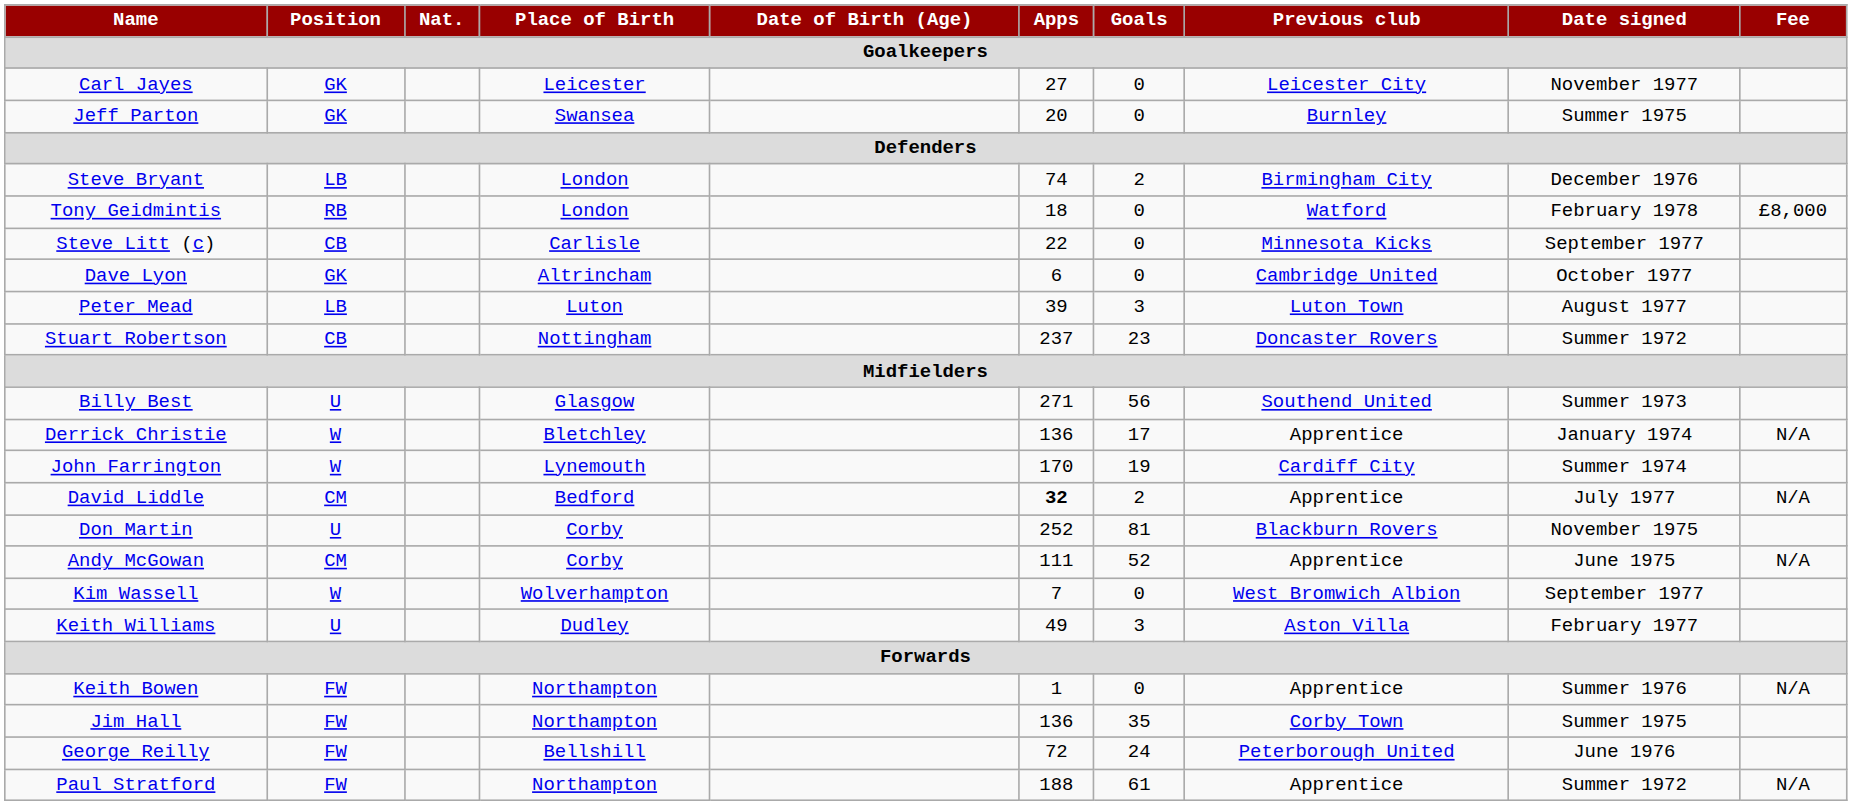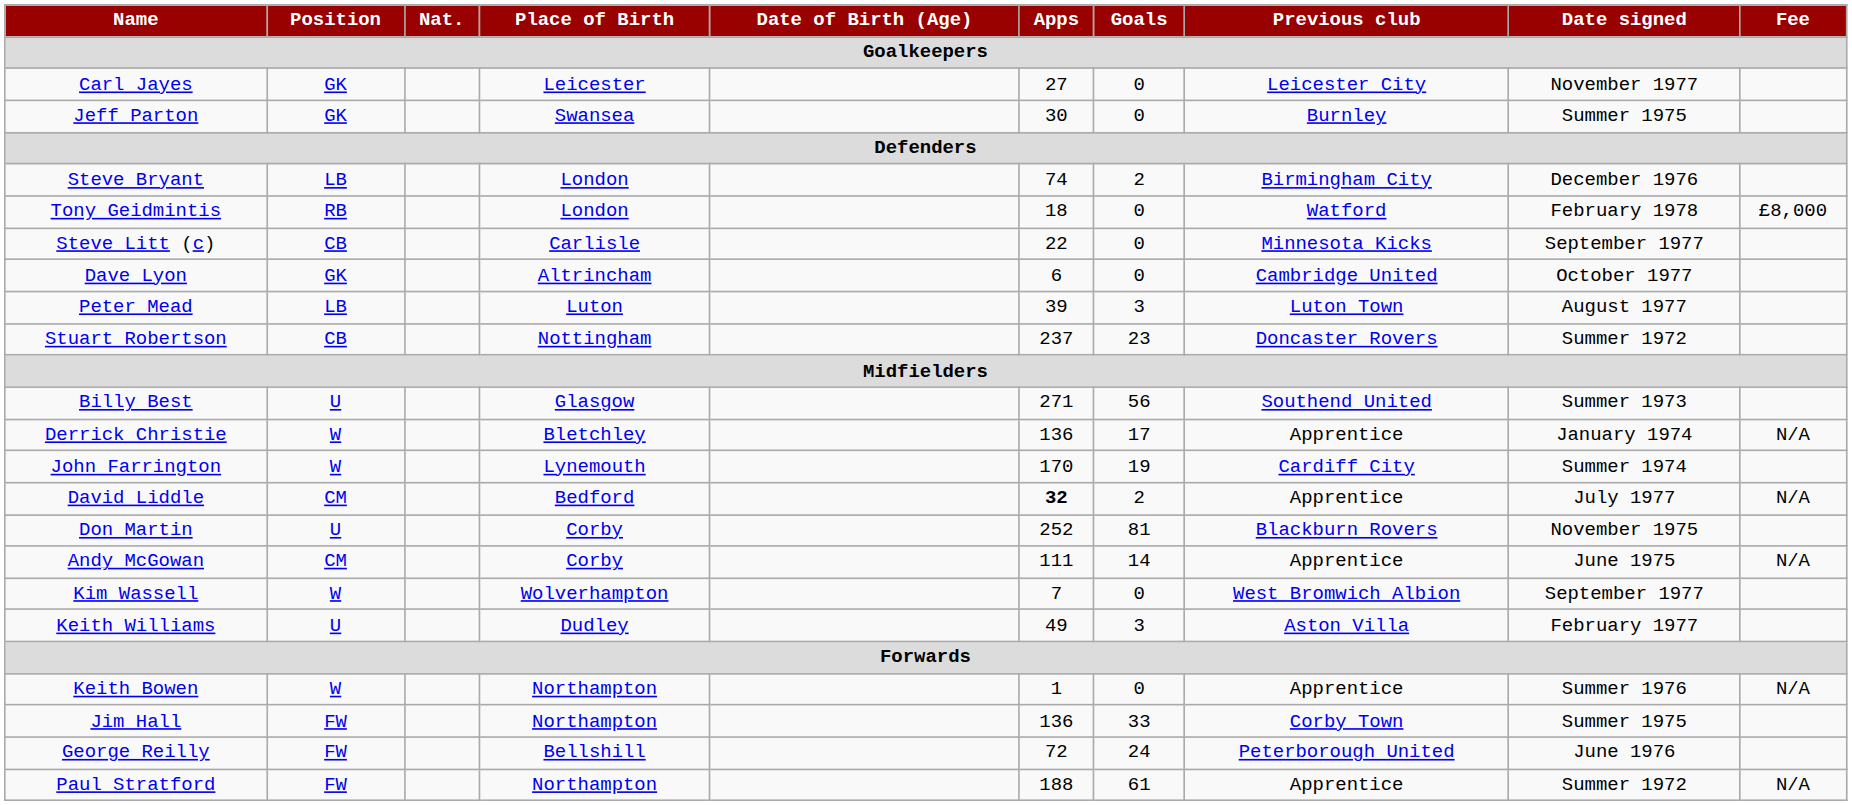(1056, 116) 20 -> (1056, 116) 30
(1139, 562) 52 -> (1139, 562) 14
(336, 689) FW -> (336, 689) W
(1139, 721) 35 -> (1139, 721) 33
